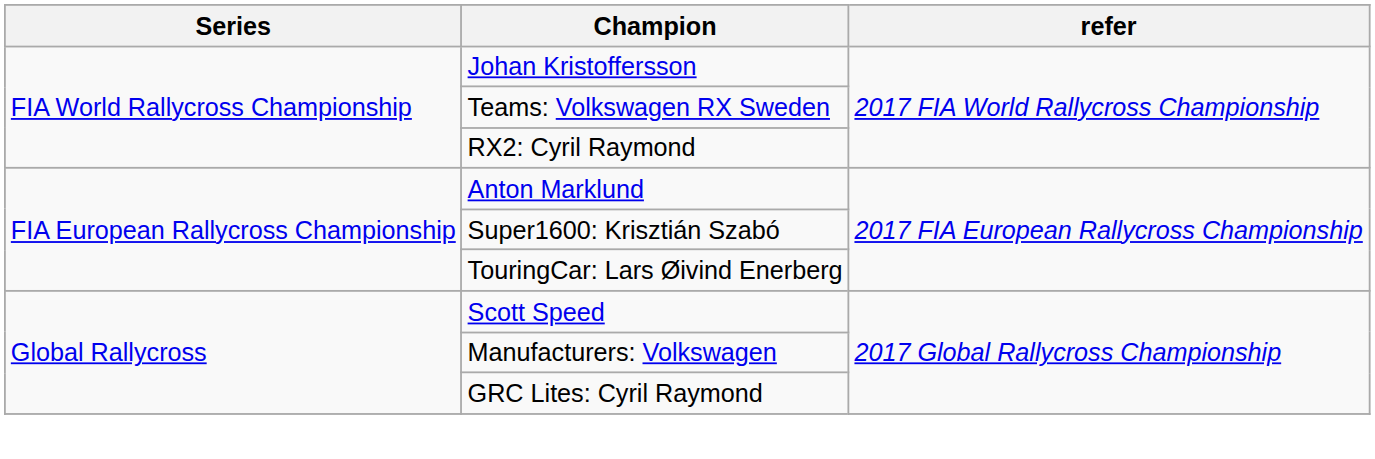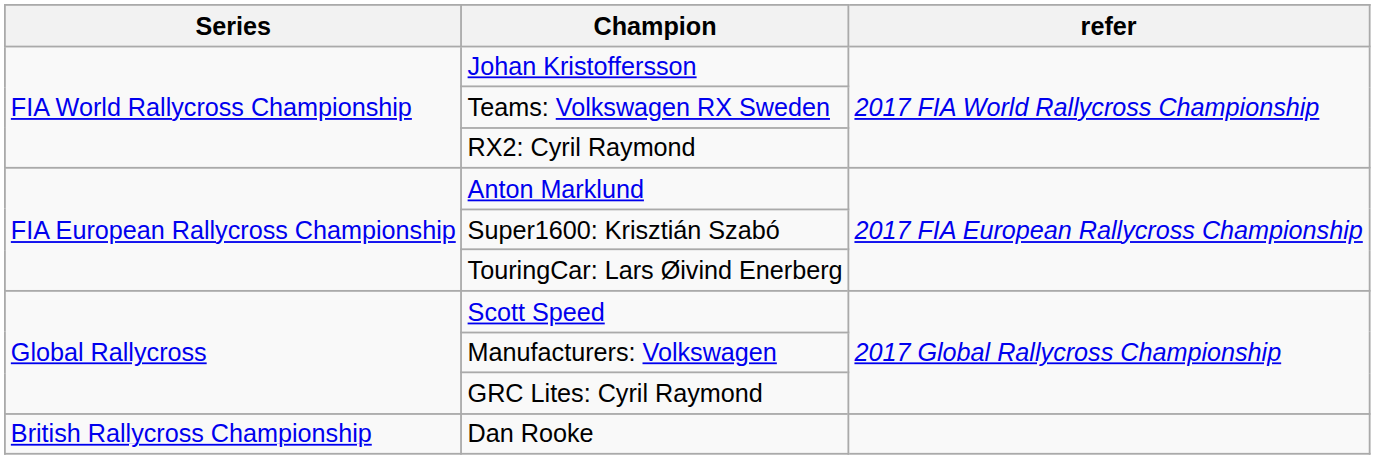+ row: (531, 434)
